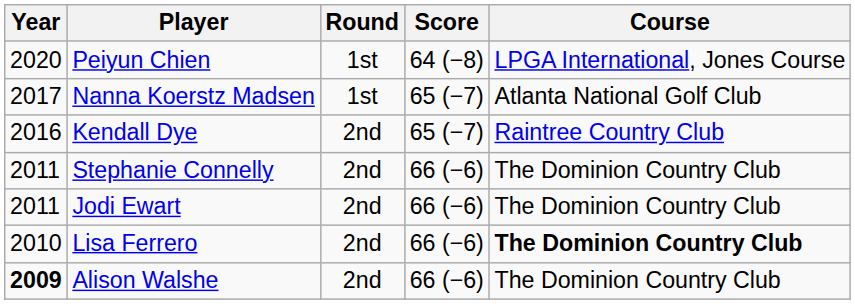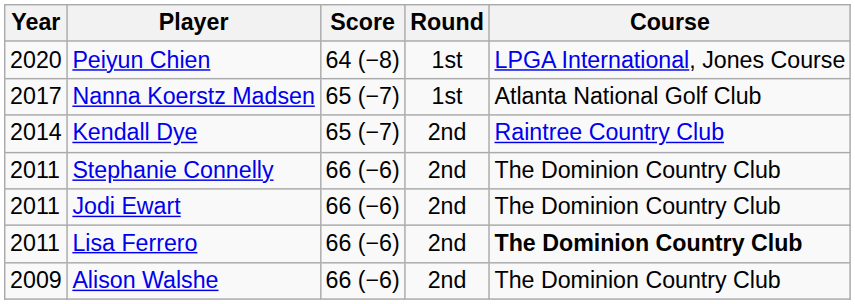columns swapped: (447, 22) <-> (362, 22)
(36, 133) 2016 -> (36, 133) 2014
(36, 243) 2010 -> (35, 243) 2011
(36, 280) bold -> (36, 280) normal
